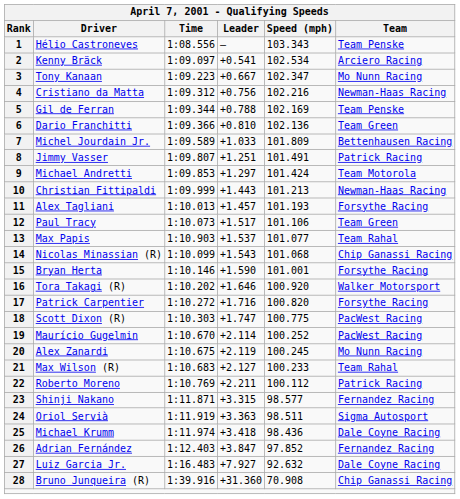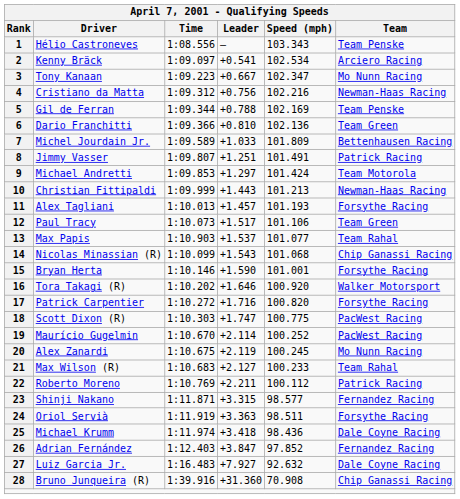(383, 417) Sigma Autosport -> (383, 417) Forsythe Racing
